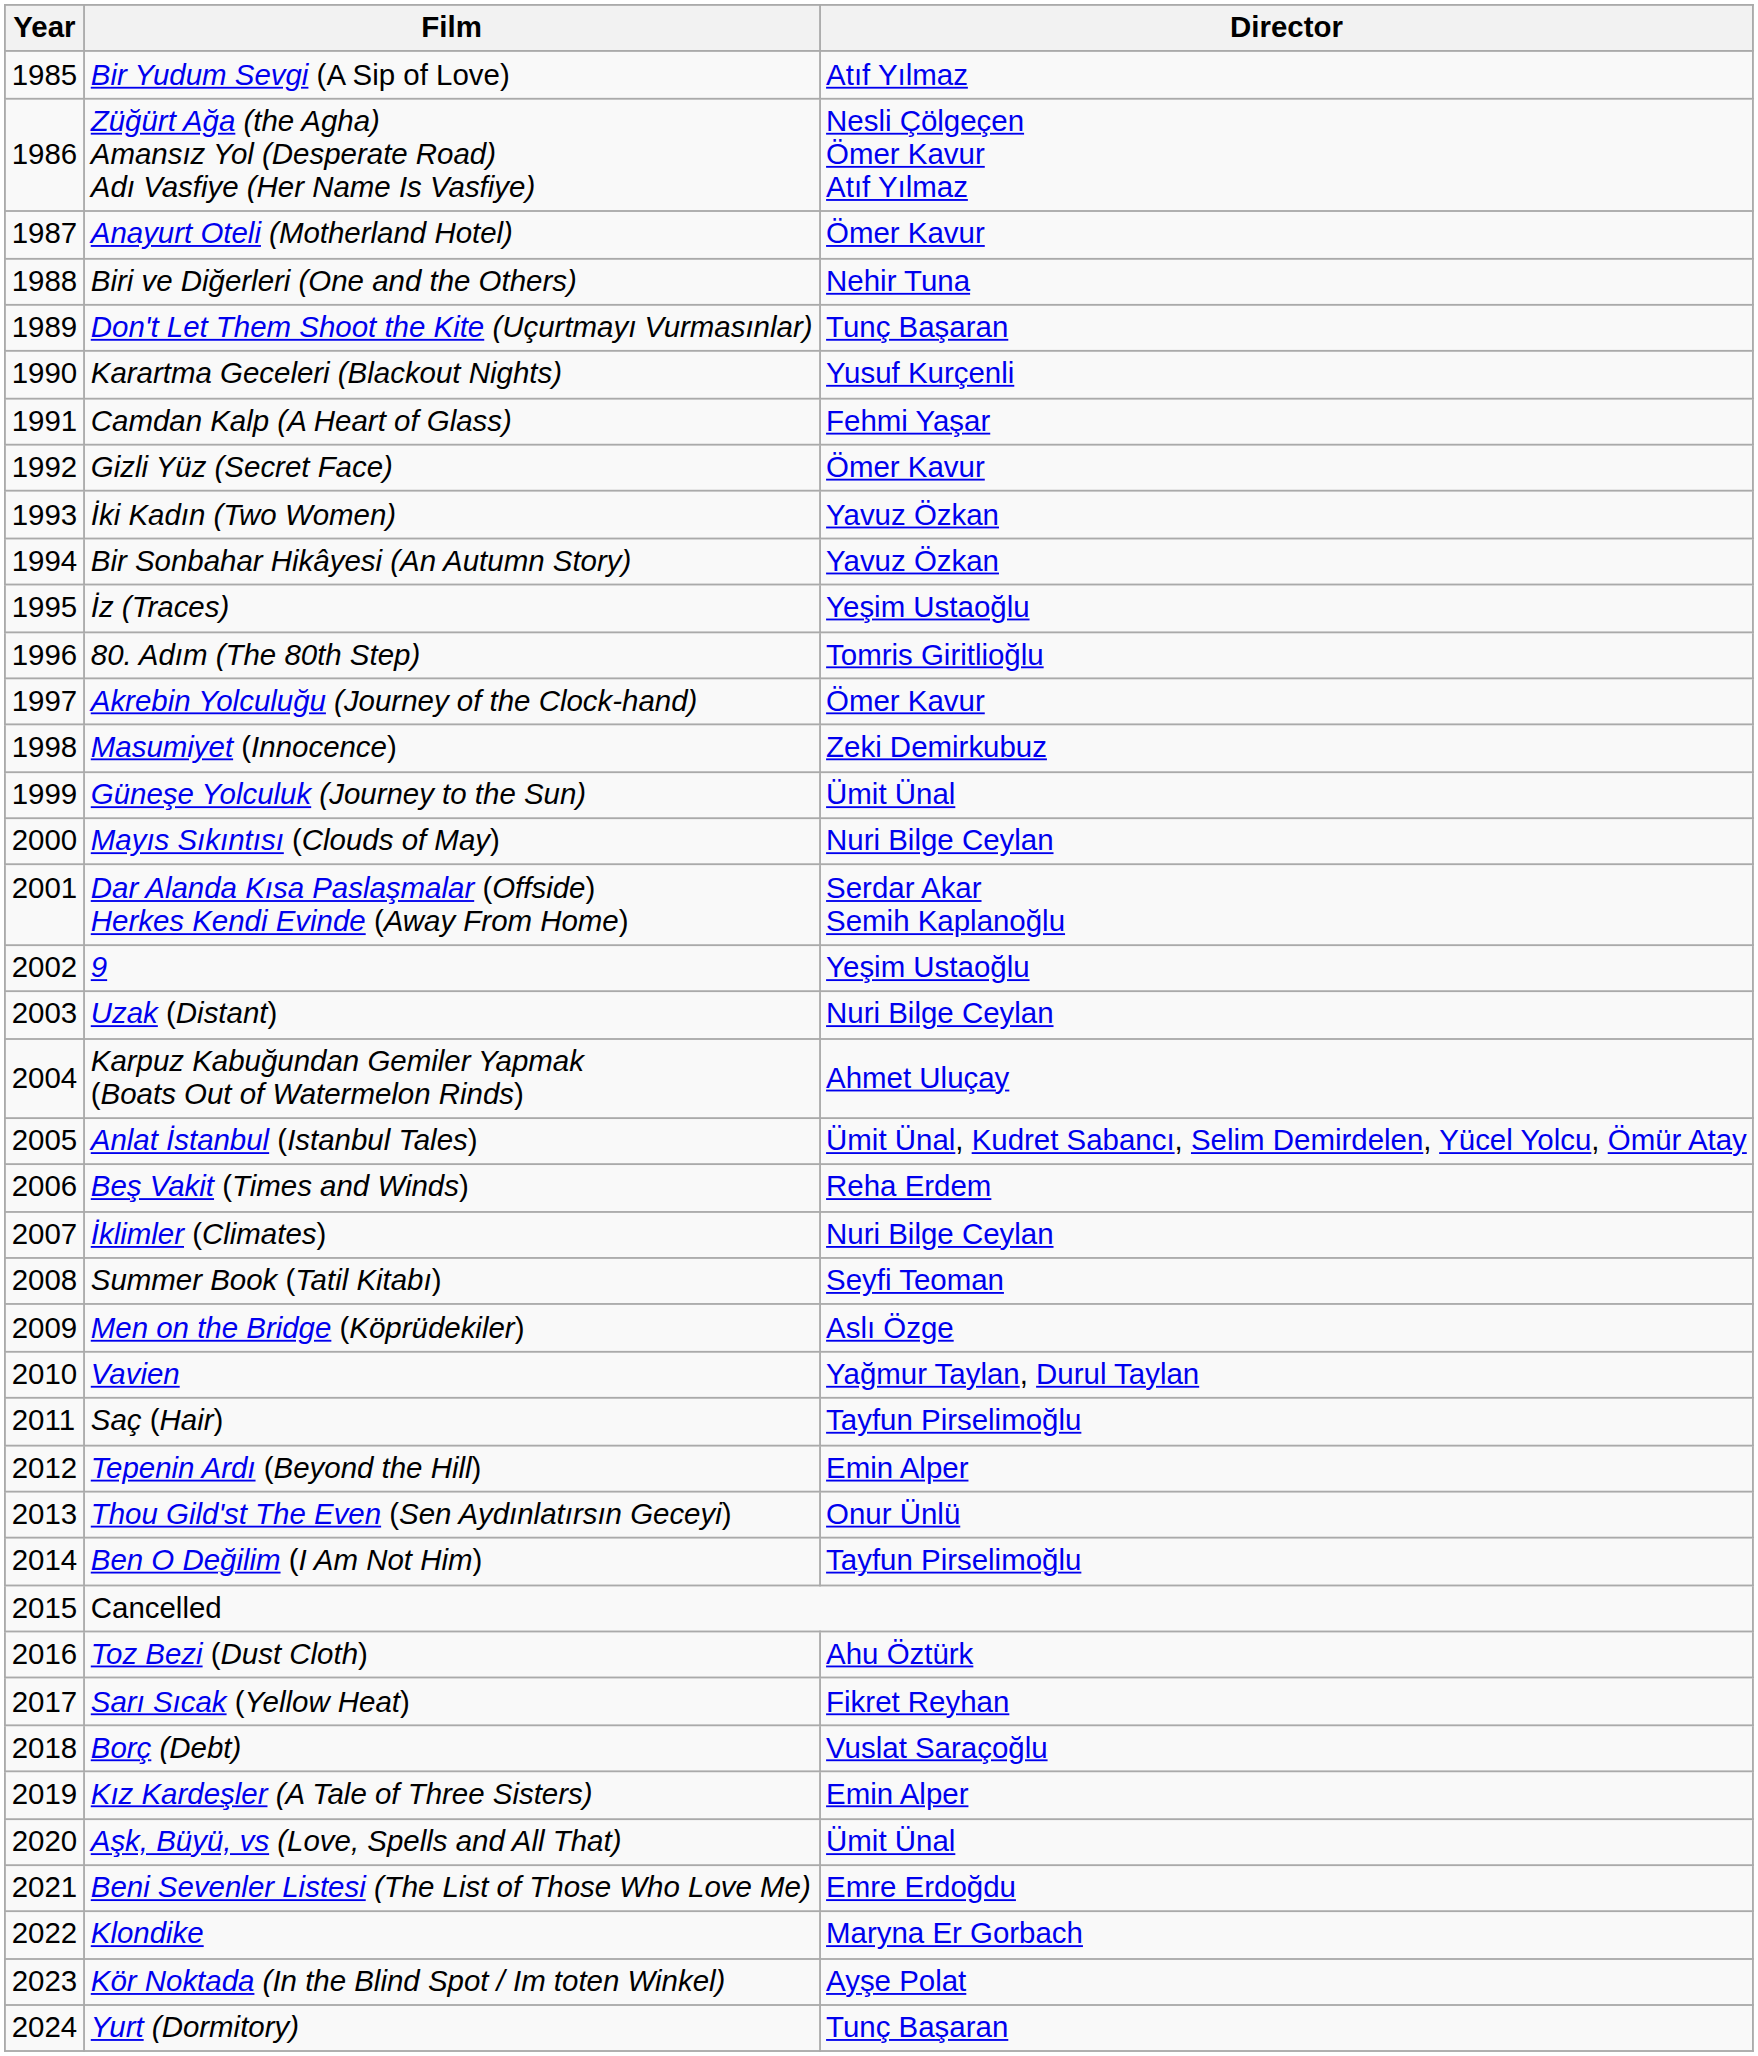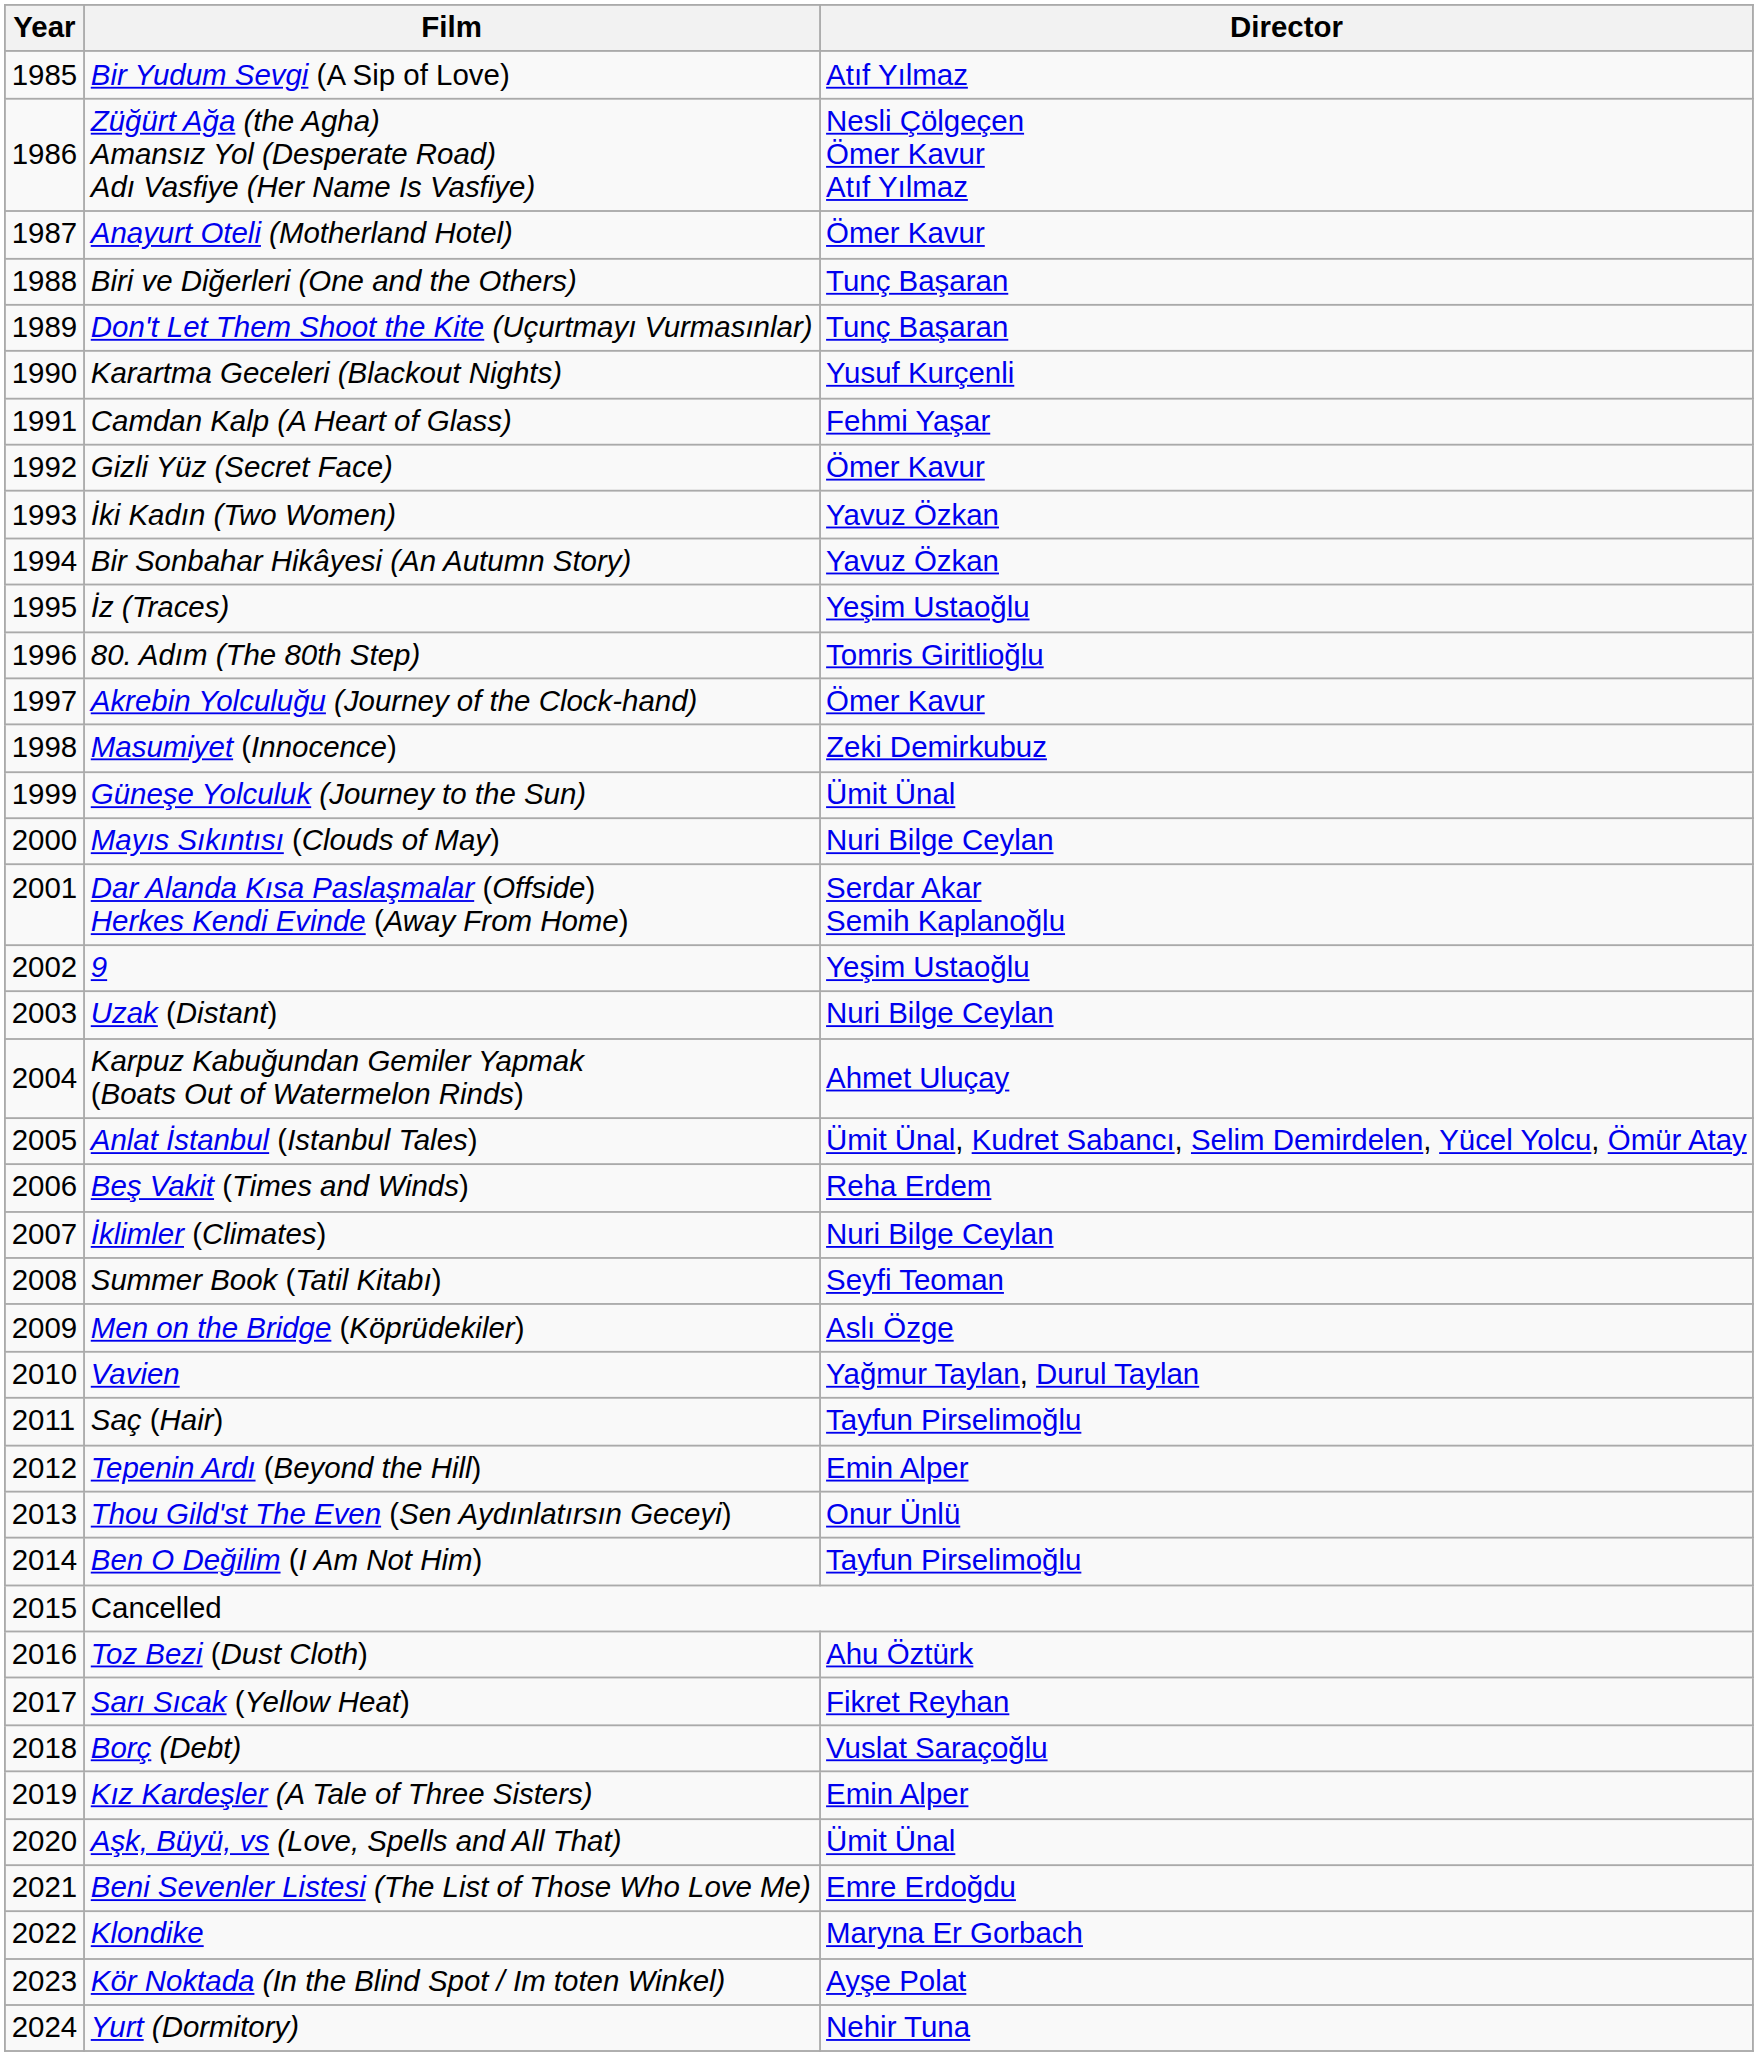(898, 280) Nehir Tuna -> (917, 280) Tunç Başaran
(917, 2027) Tunç Başaran -> (898, 2027) Nehir Tuna
